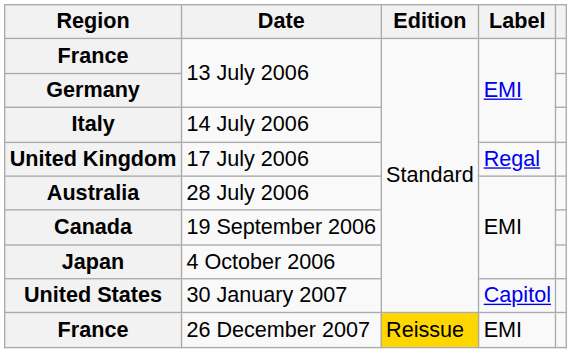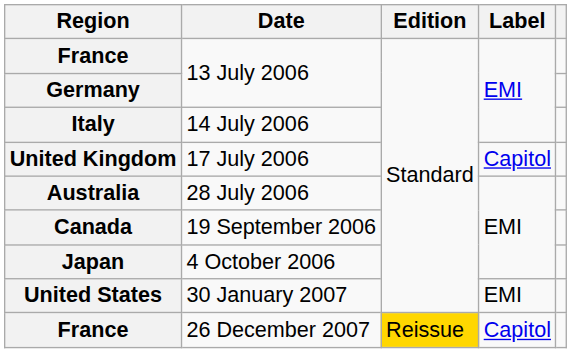(512, 158) Regal -> (517, 158) Capitol
(517, 295) Capitol -> (503, 295) EMI
(503, 329) EMI -> (517, 329) Capitol
